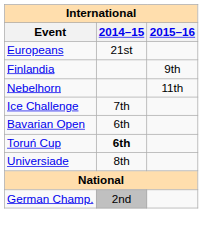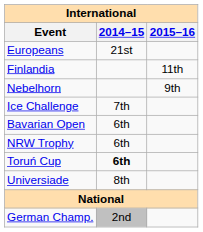(172, 69) 9th -> (172, 69) 11th
(172, 87) 11th -> (172, 87) 9th
+ row: (40, 143)
